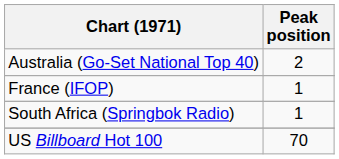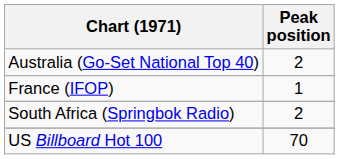(299, 114) 1 -> (299, 114) 2
